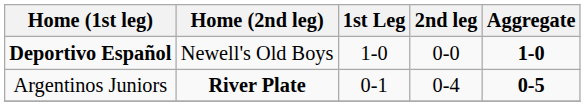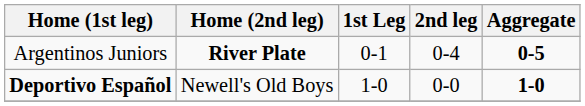rows swapped: (90, 85) <-> (90, 52)
